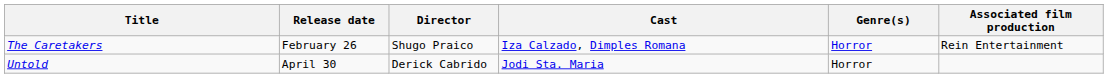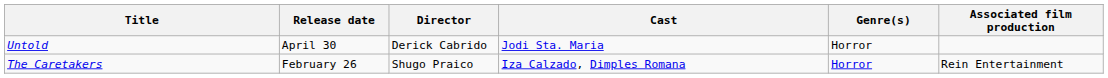rows swapped: (55, 45) <-> (28, 64)
